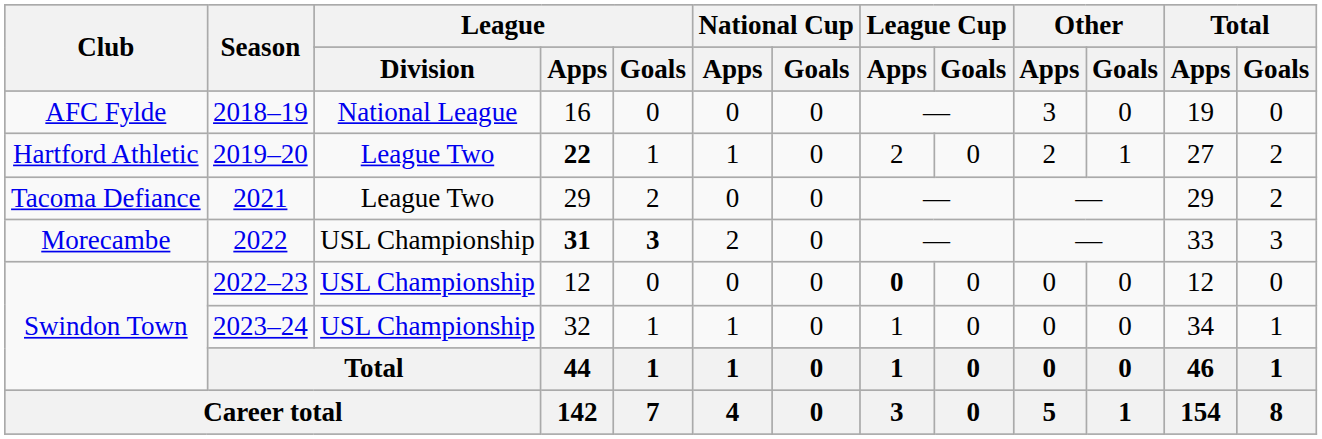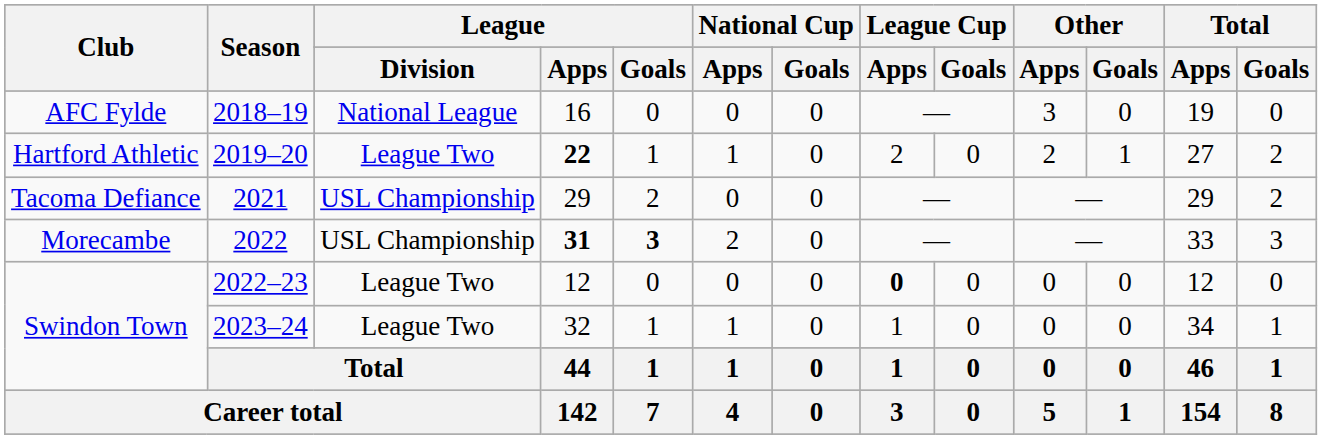(427, 197) League Two -> (427, 197) USL Championship
(427, 283) USL Championship -> (427, 283) League Two
(427, 326) USL Championship -> (427, 326) League Two
